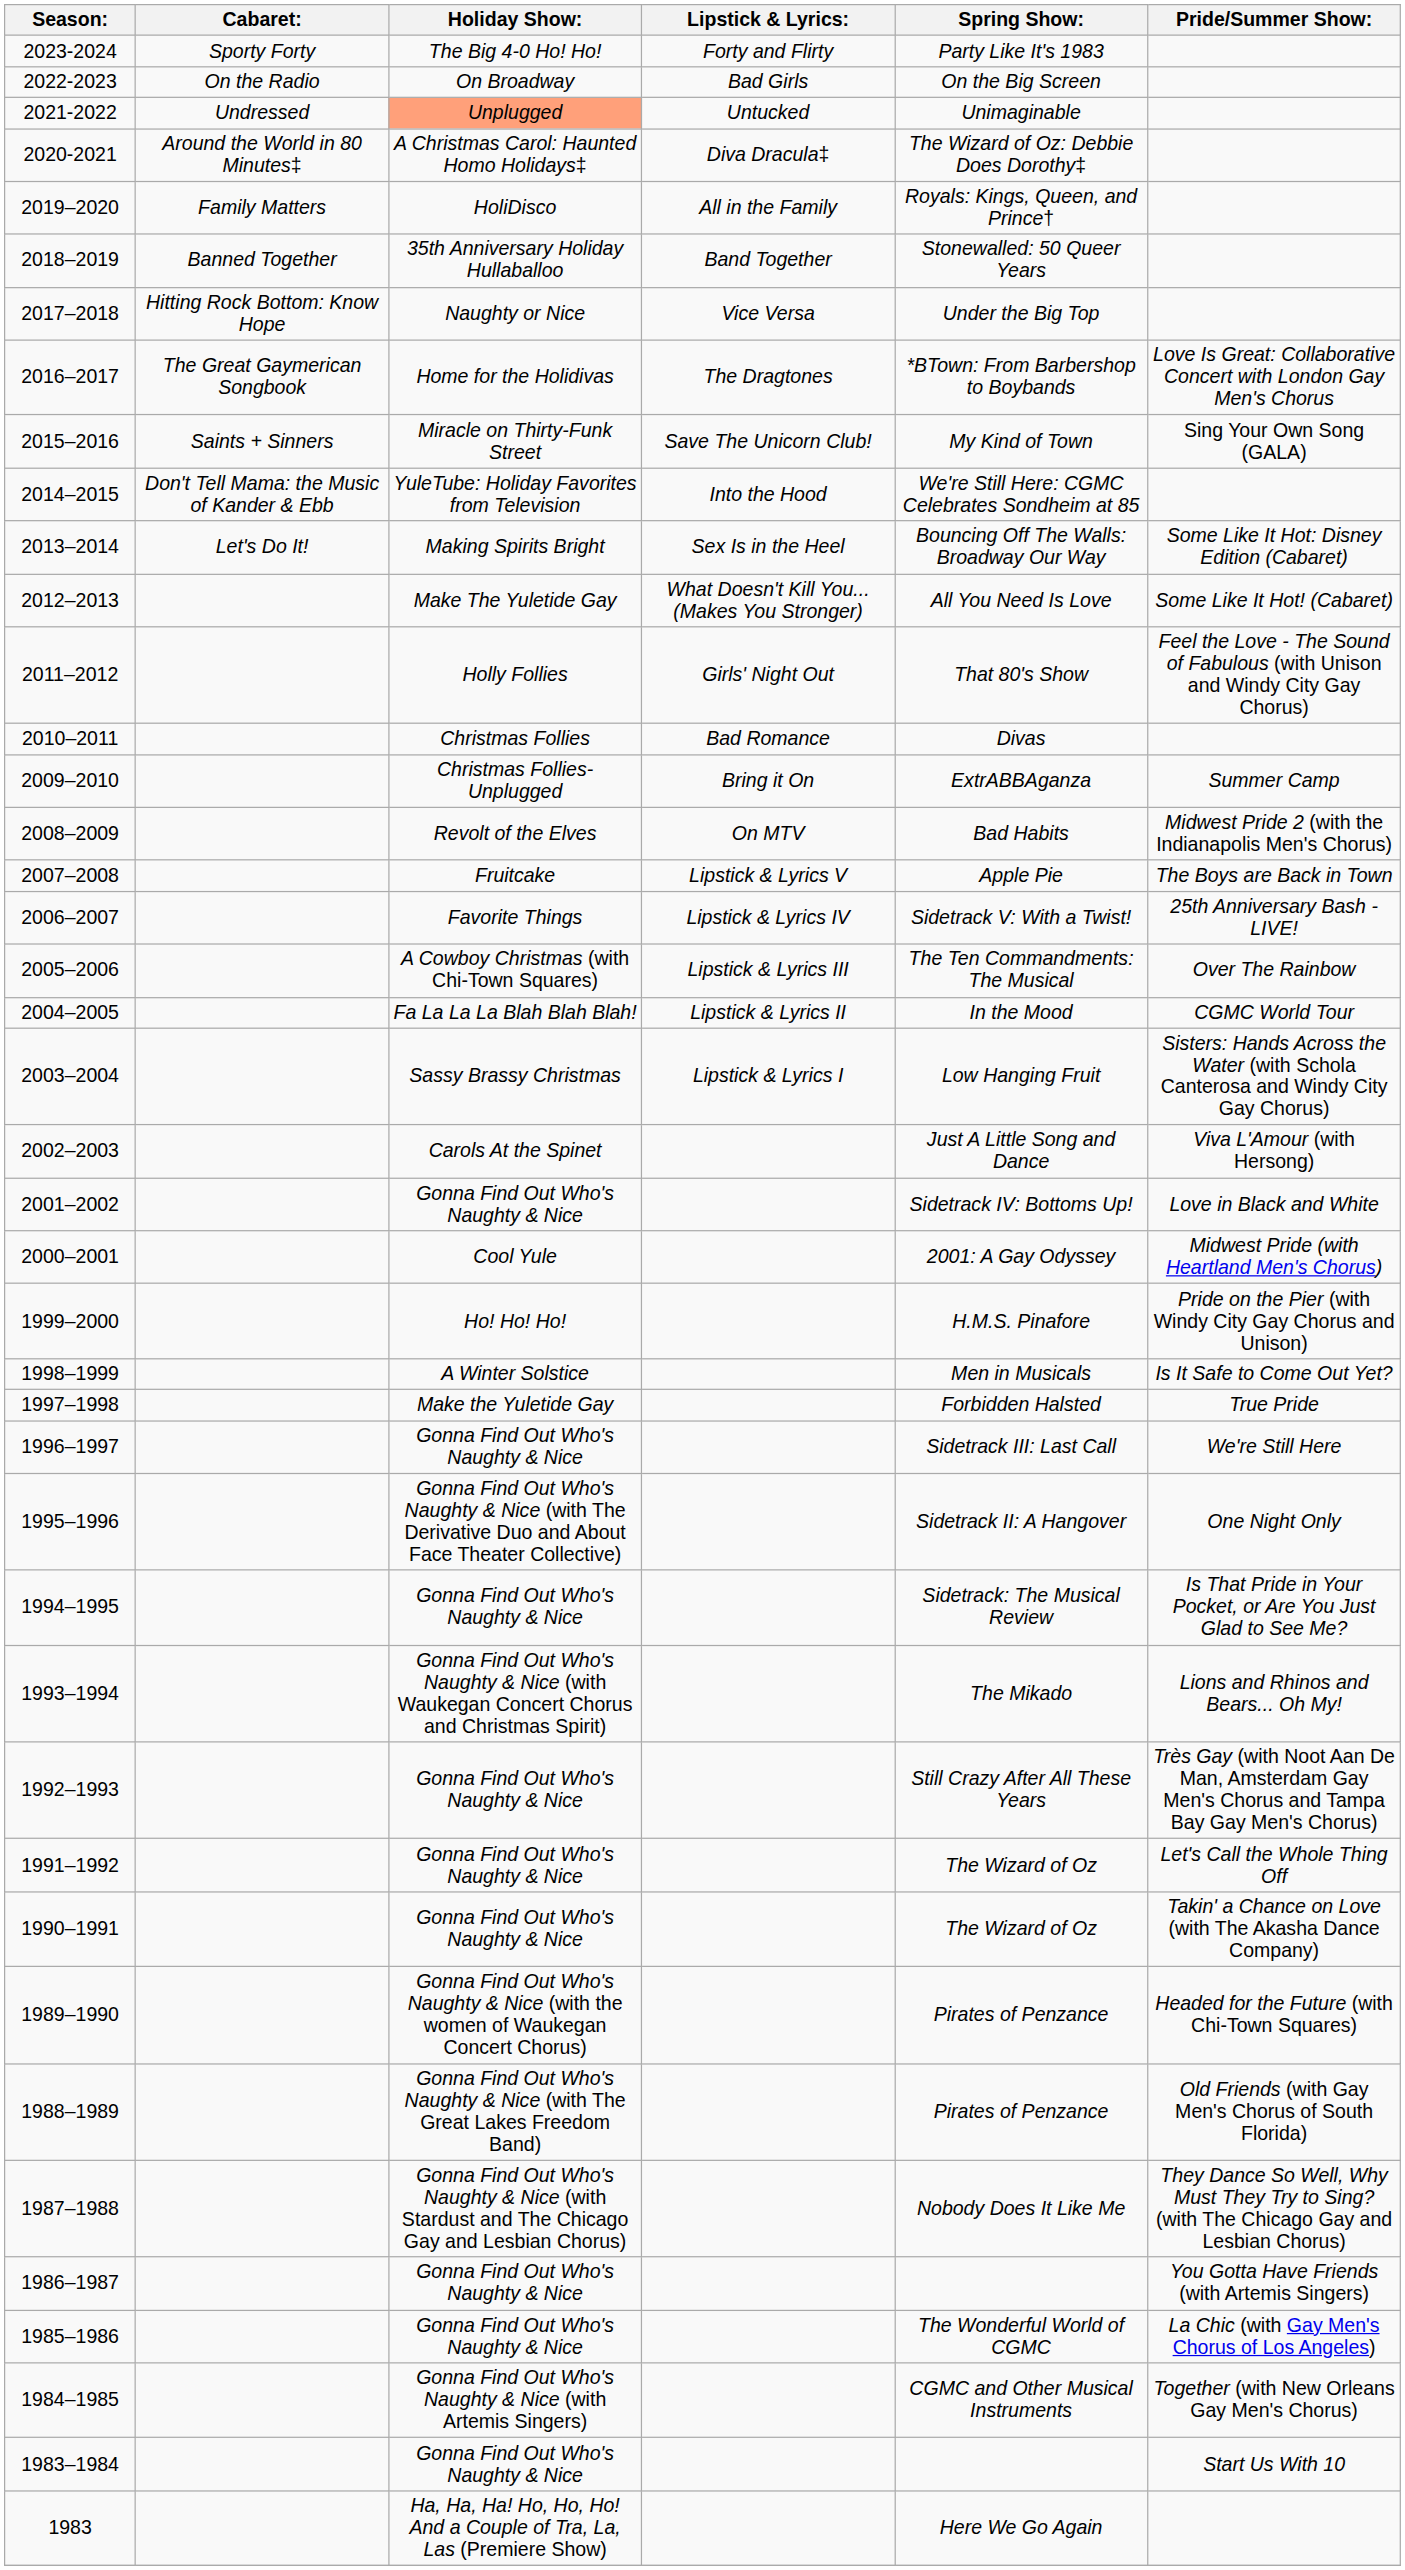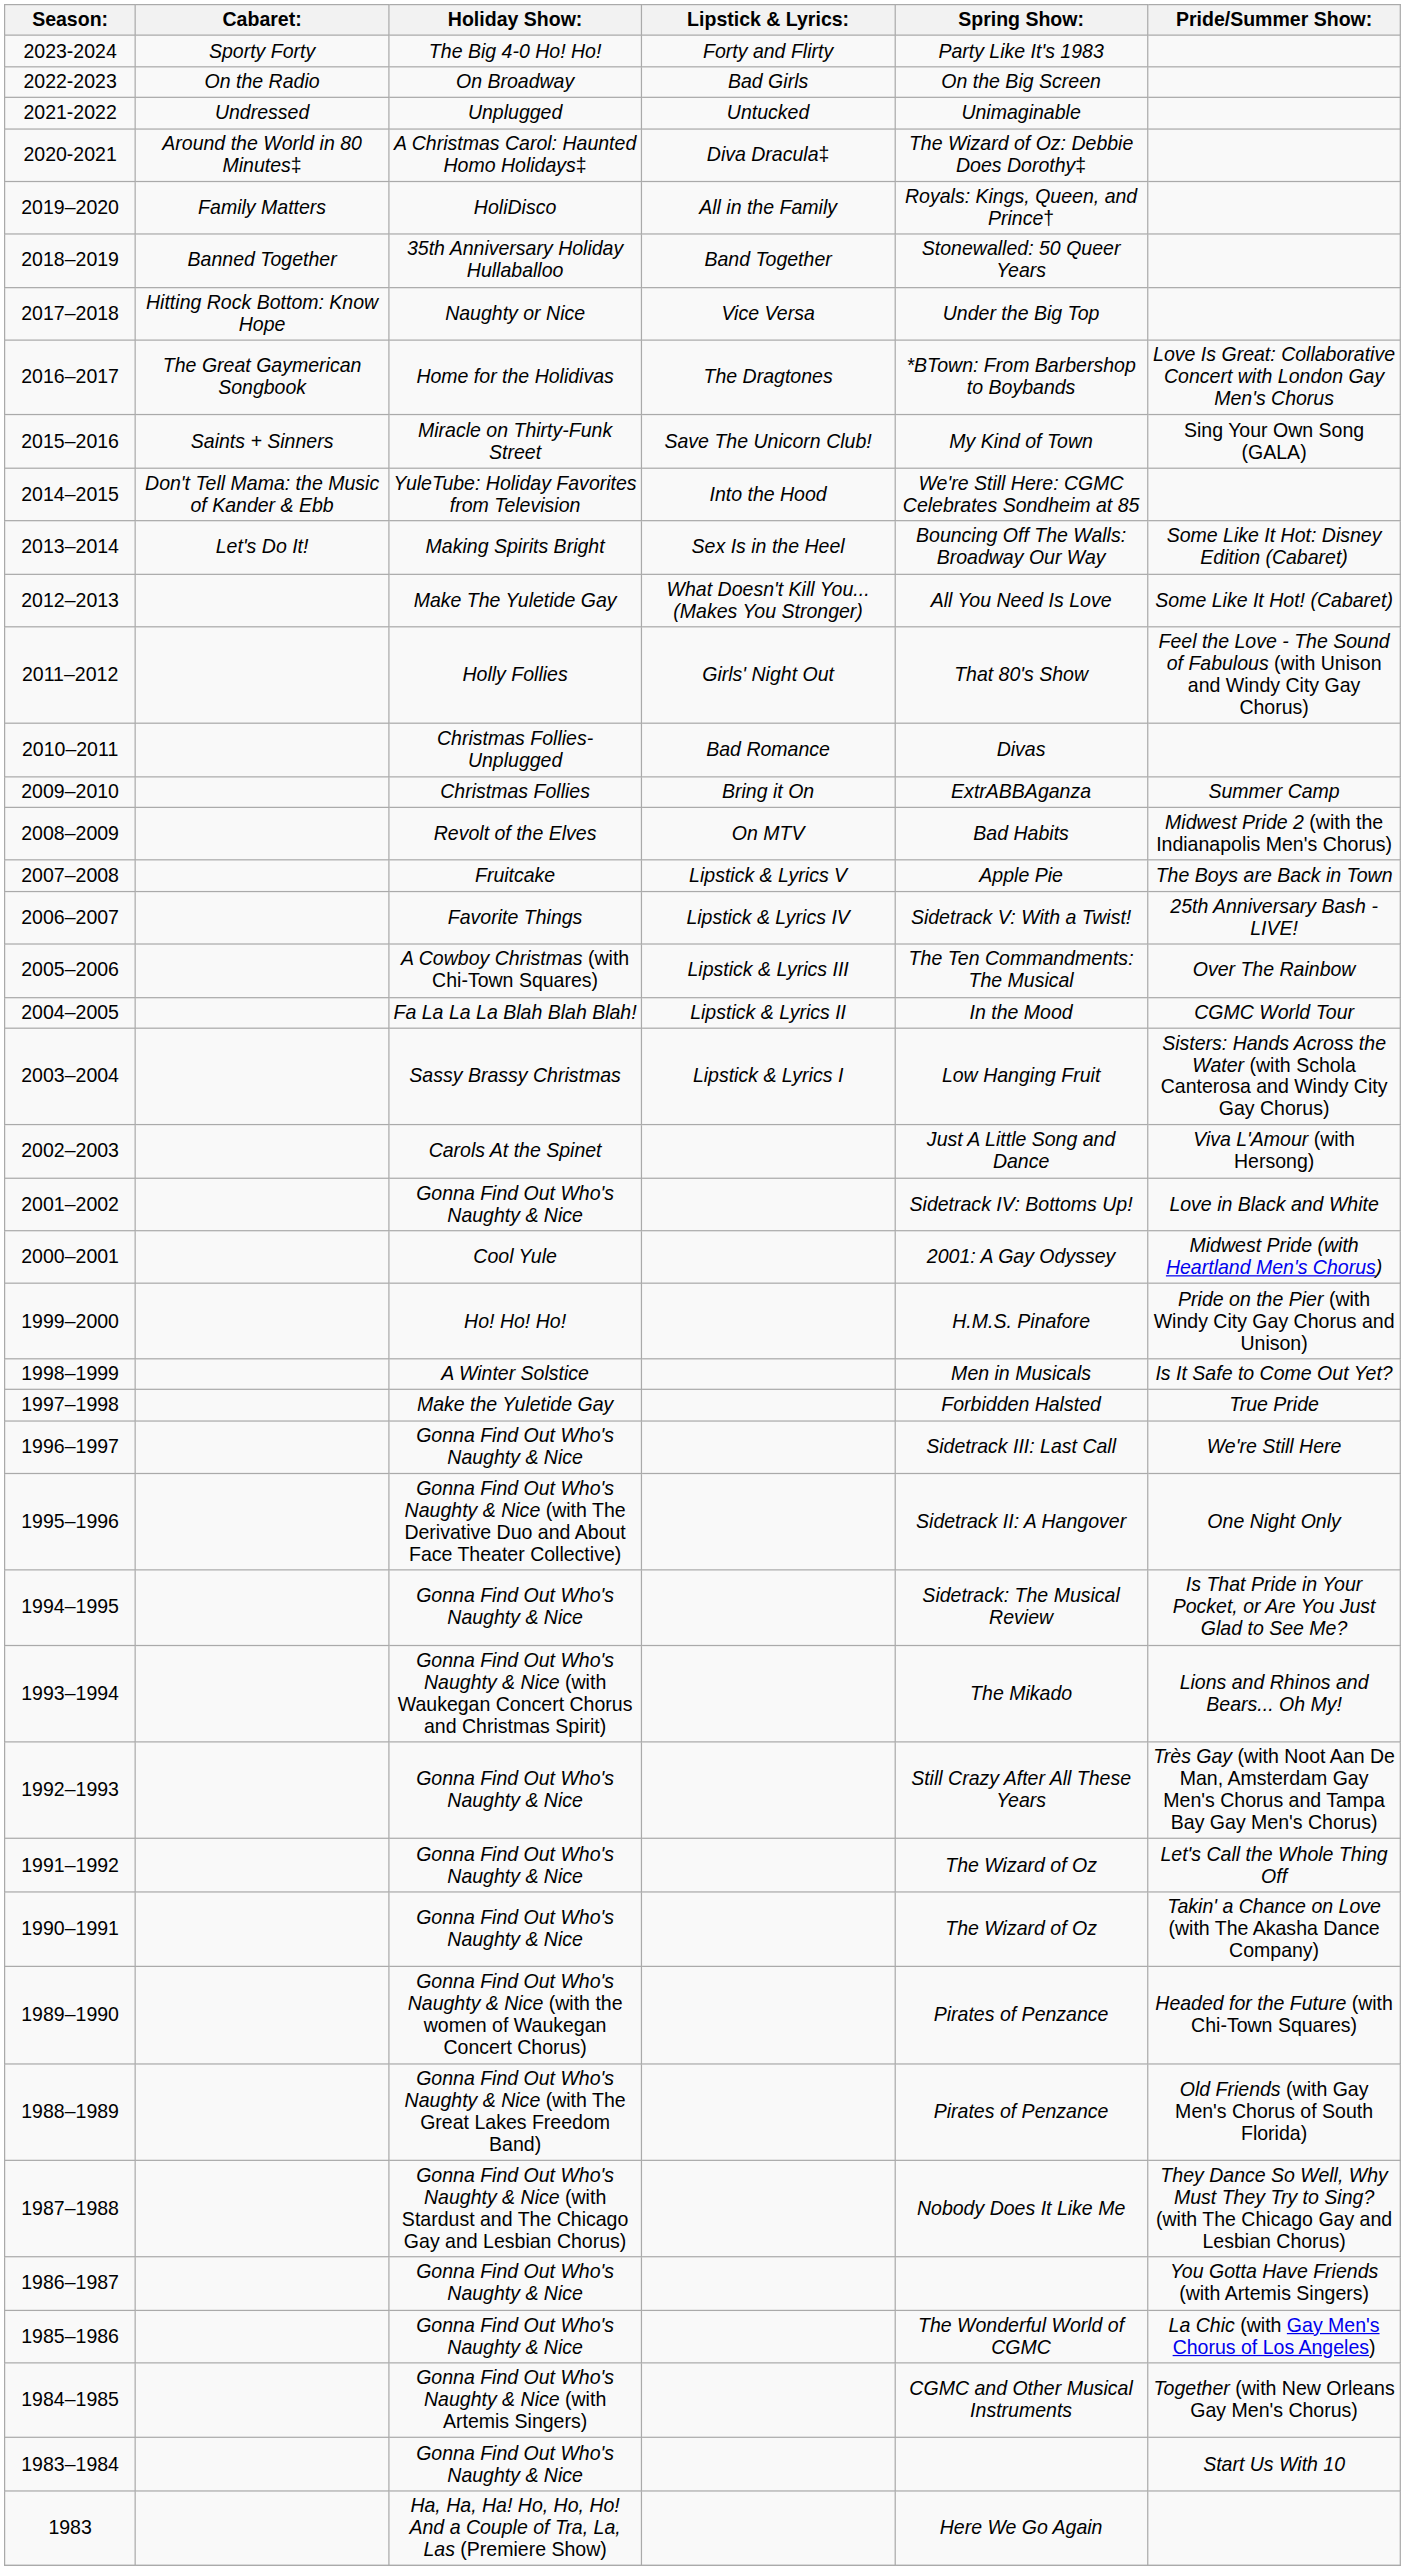(515, 112) lightsalmon background -> (515, 112) no background
(515, 738) Christmas Follies -> (515, 749) Christmas Follies- Unplugged
(515, 780) Christmas Follies- Unplugged -> (515, 791) Christmas Follies
